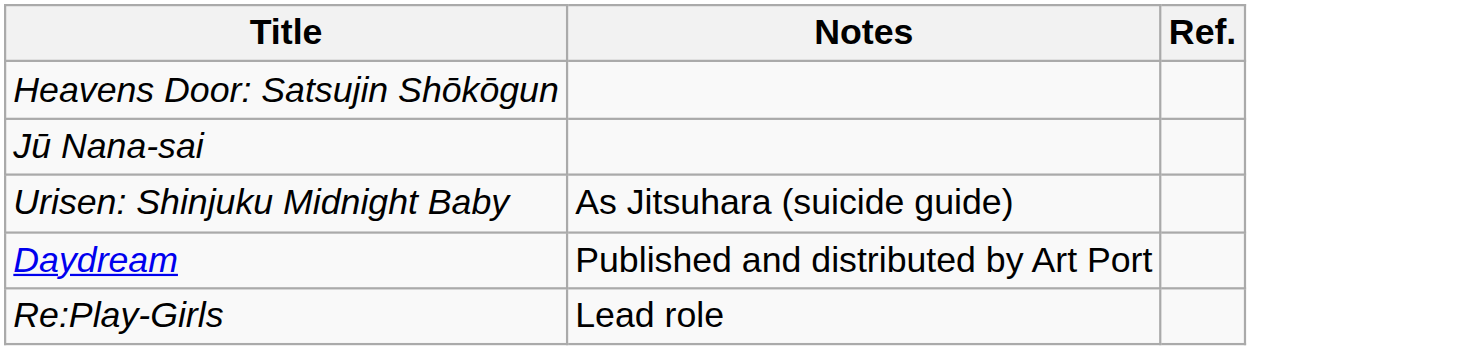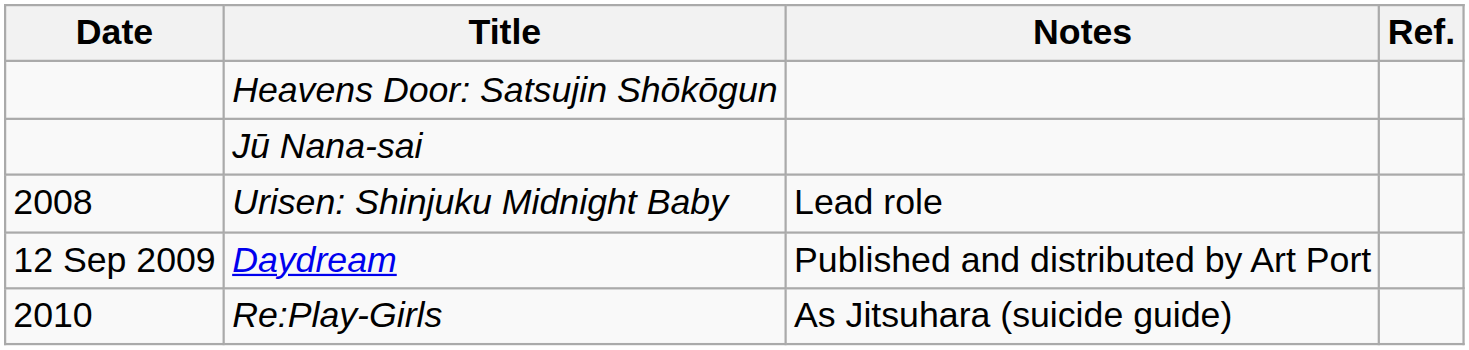+ column: (115, 32)
(794, 202) As Jitsuhara (suicide guide) -> (868, 202) Lead role
(650, 315) Lead role -> (1013, 315) As Jitsuhara (suicide guide)
